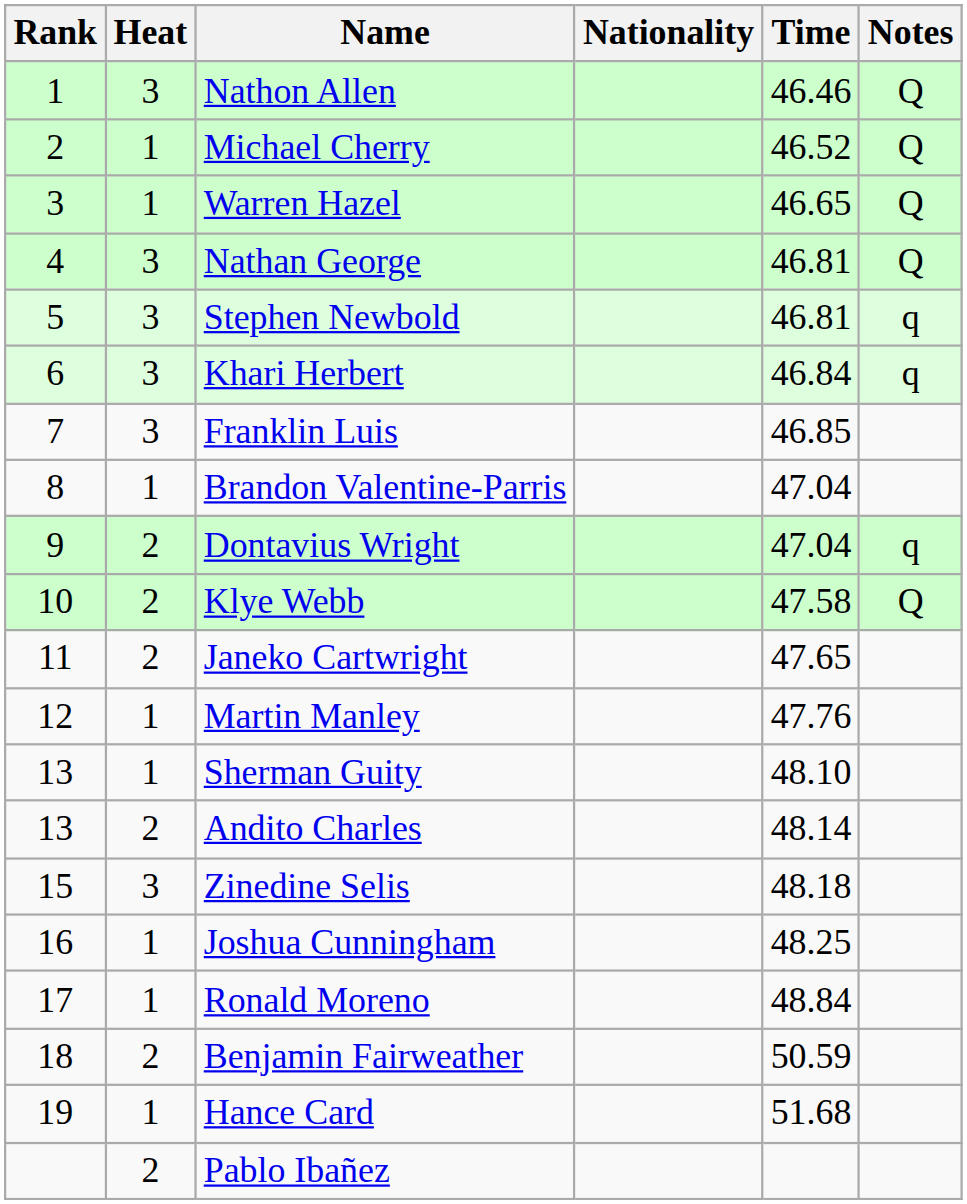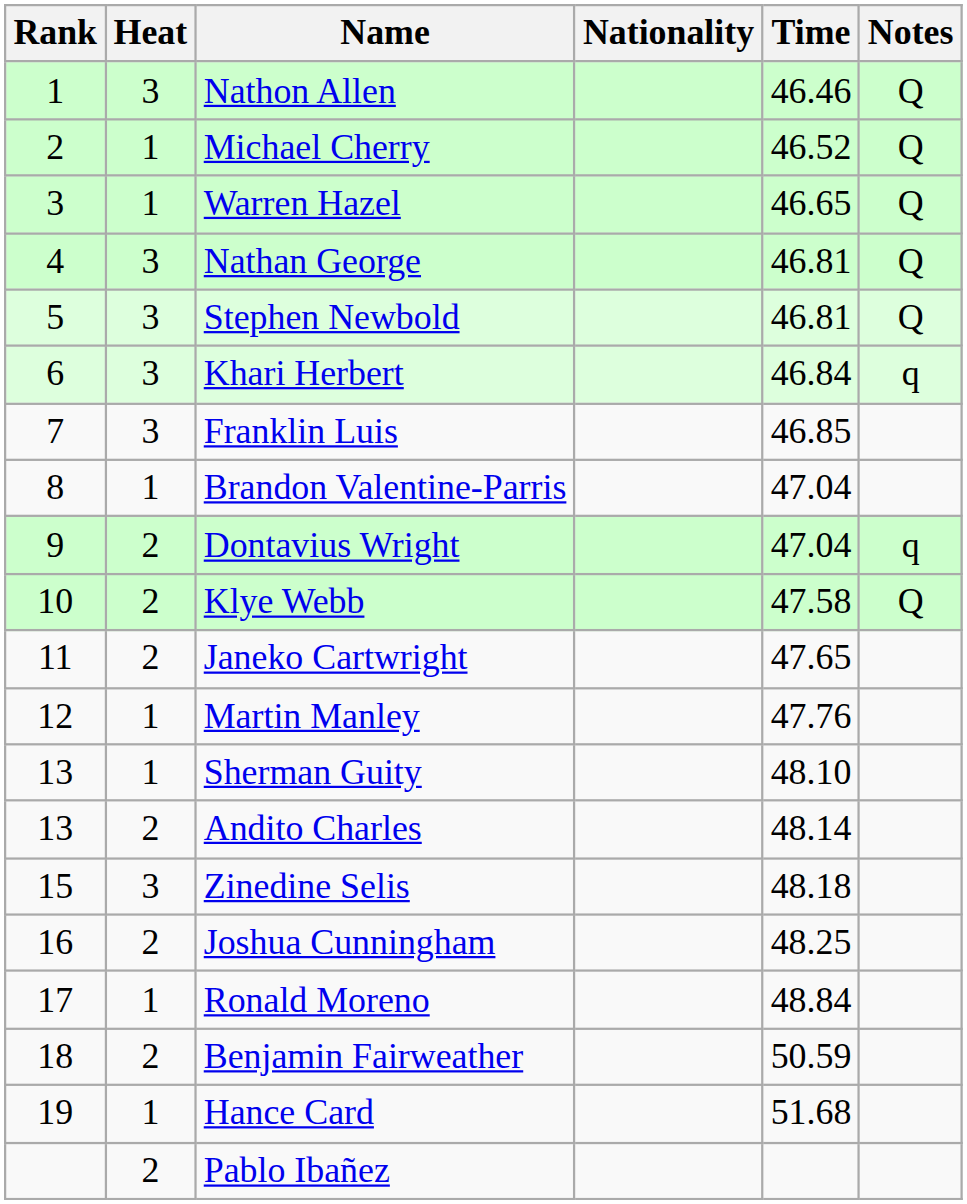(911, 317) q -> (911, 317) Q
(150, 942) 1 -> (150, 942) 2
